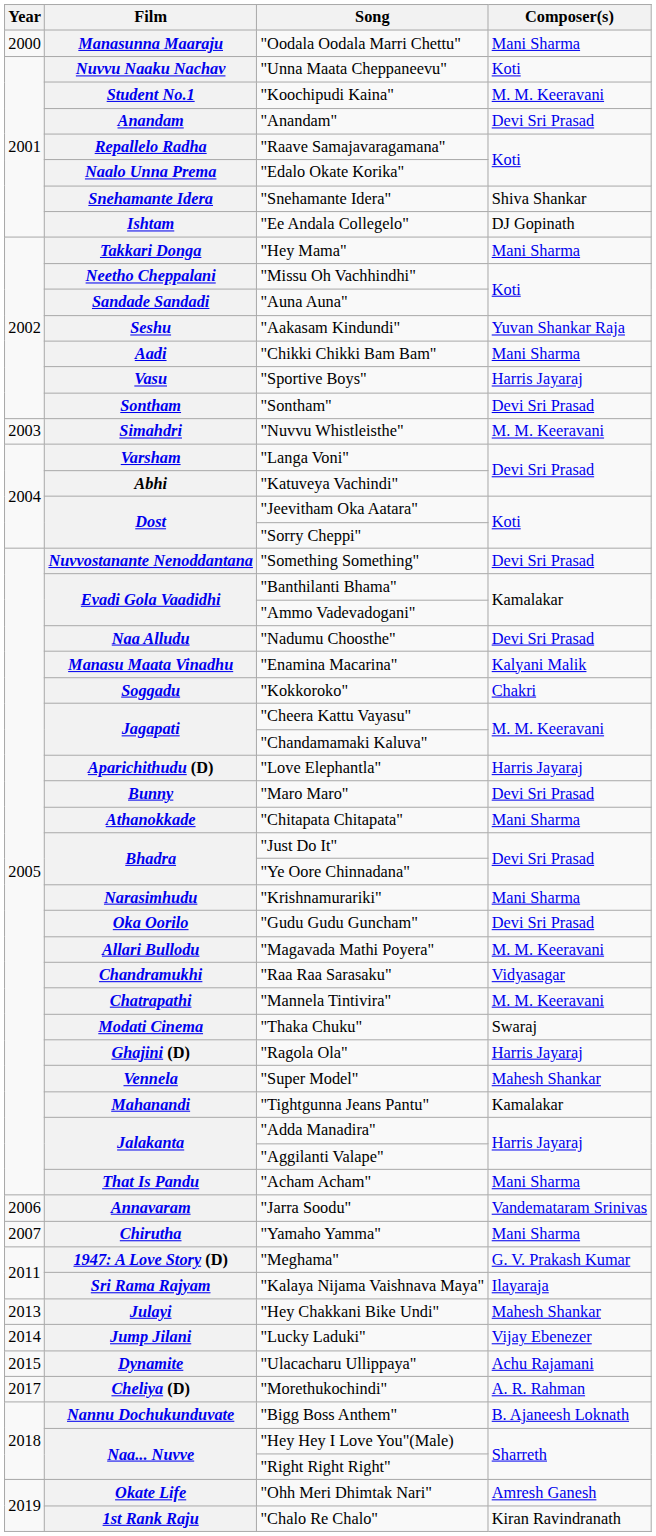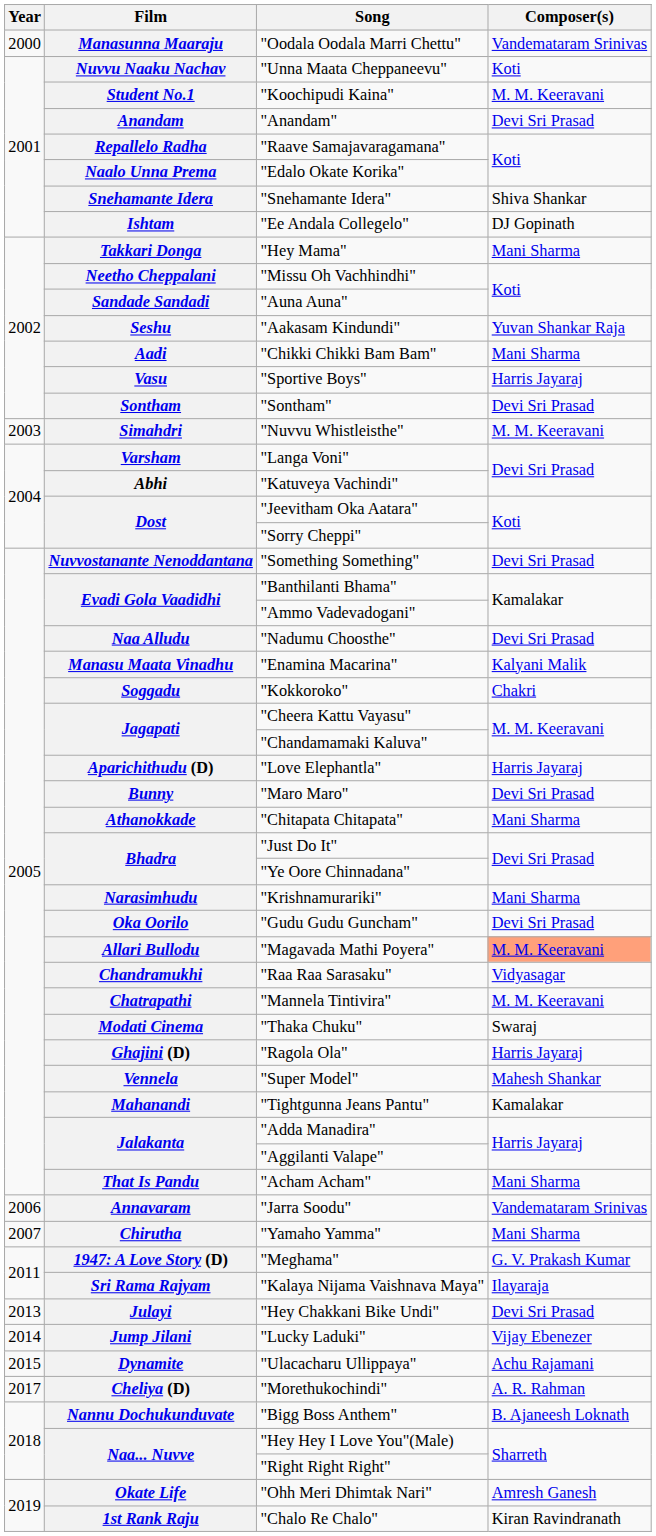(536, 43) Mani Sharma -> (569, 43) Vandemataram Srinivas
(548, 949) no background -> (548, 949) lightsalmon background
(546, 1311) Mahesh Shankar -> (543, 1311) Devi Sri Prasad
